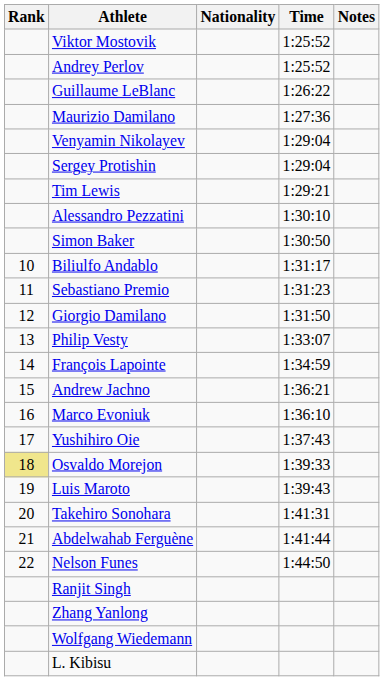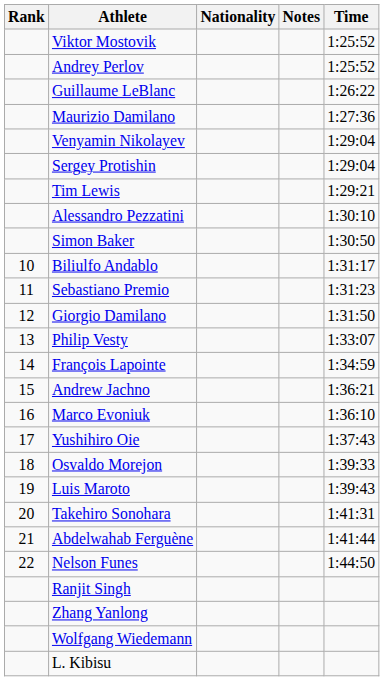columns swapped: (307, 16) <-> (356, 16)
(26, 464) khaki background -> (26, 464) no background
